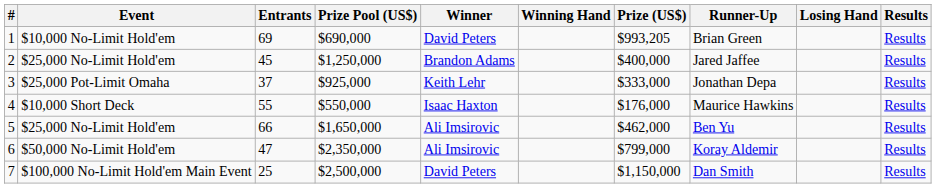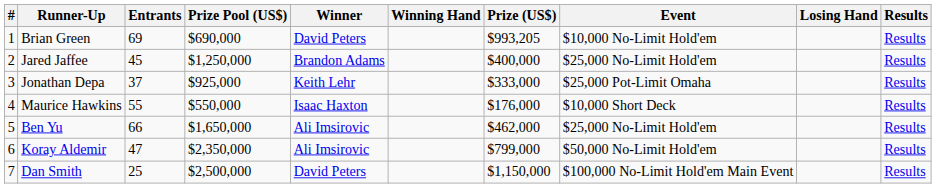columns swapped: (136, 15) <-> (743, 15)
